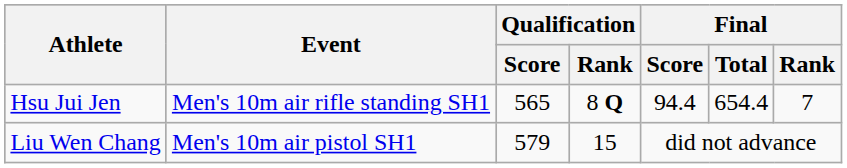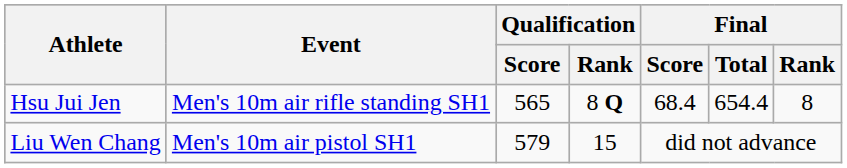(675, 103) 94.4 -> (675, 103) 68.4
(807, 103) 7 -> (807, 103) 8
